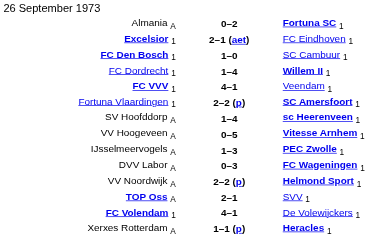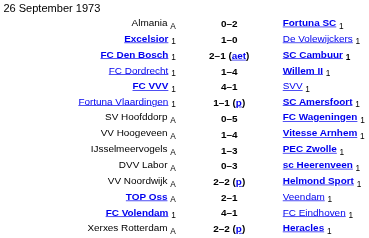(229, 40) 2–1 (aet) -> (229, 40) 1–0
(318, 40) FC Eindhoven 1 -> (321, 40) De Volewijckers 1
(229, 55) 1–0 -> (229, 55) 2–1 (aet)
(315, 55) normal -> (316, 55) bold
(307, 87) Veendam 1 -> (296, 87) SVV 1
(229, 103) 2–2 (p) -> (229, 103) 1–1 (p)
(229, 118) 1–4 -> (229, 118) 0–5
(321, 118) sc Heerenveen 1 -> (324, 118) FC Wageningen 1
(229, 134) 0–5 -> (229, 134) 1–4
(324, 166) FC Wageningen 1 -> (321, 166) sc Heerenveen 1
(296, 197) SVV 1 -> (307, 197) Veendam 1
(321, 213) De Volewijckers 1 -> (318, 213) FC Eindhoven 1
(229, 229) 1–1 (p) -> (229, 229) 2–2 (p)
